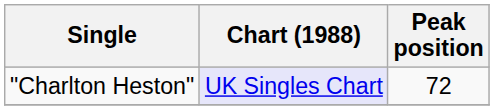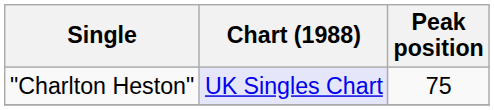(439, 85) 72 -> (439, 85) 75
